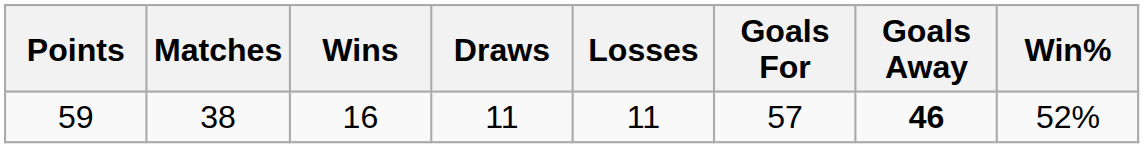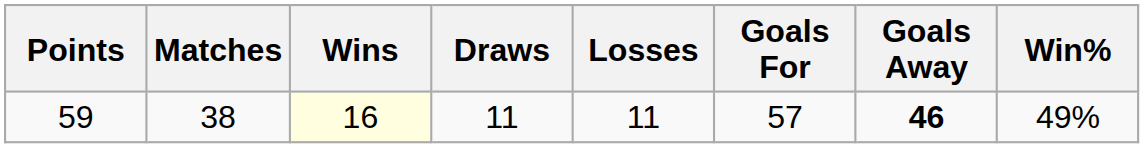(360, 117) no background -> (360, 117) lightyellow background
(1068, 117) 52% -> (1068, 117) 49%
